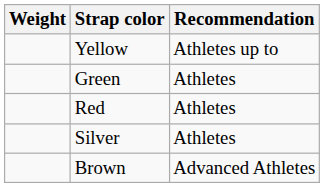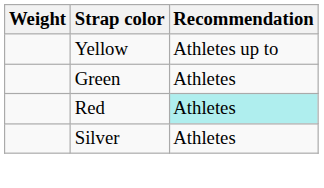(204, 108) no background -> (204, 108) paleturquoise background
- row: (100, 167)
